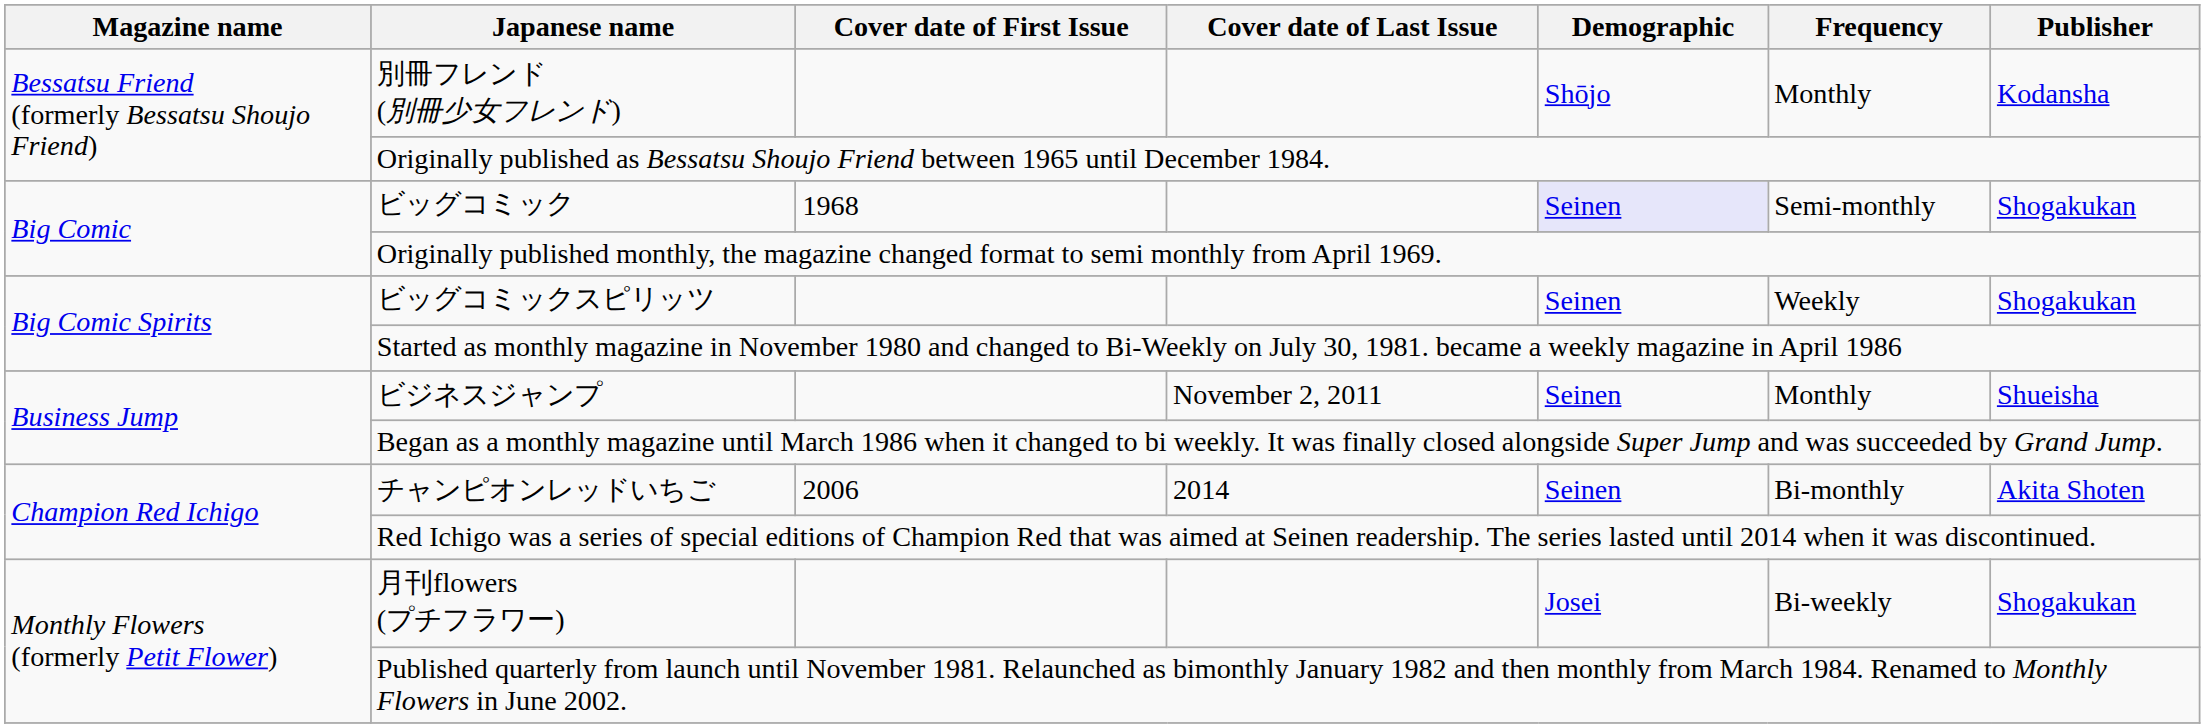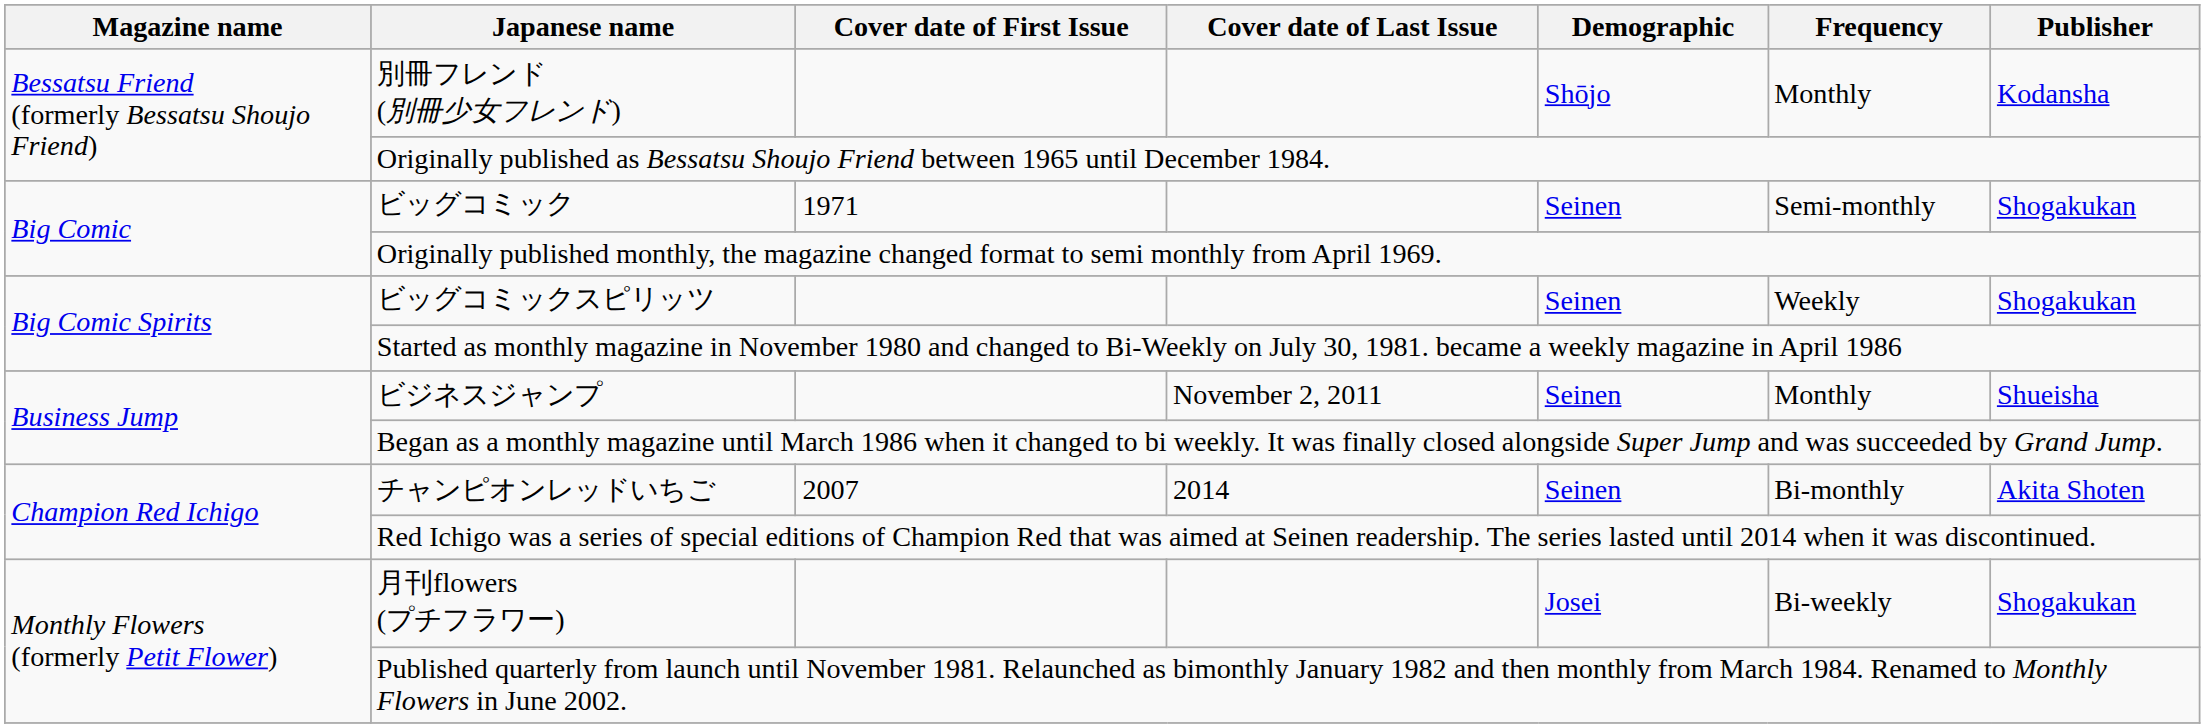(831, 205) 1968 -> (831, 205) 1971
(1583, 205) lavender background -> (1583, 205) no background
(831, 489) 2006 -> (831, 489) 2007
